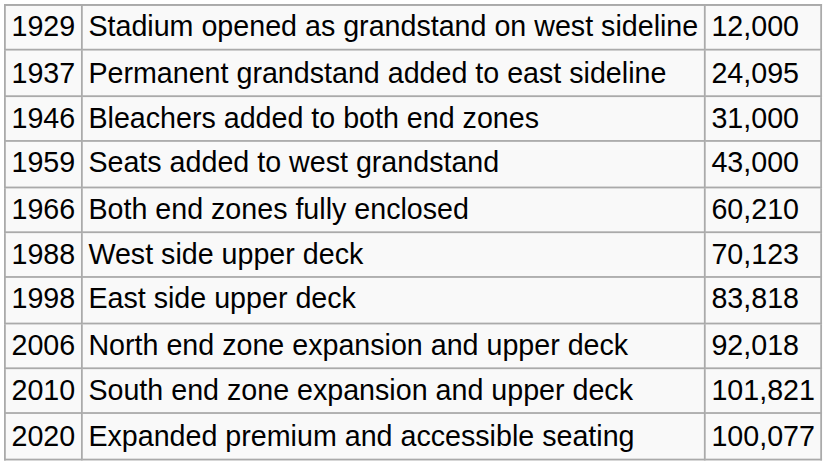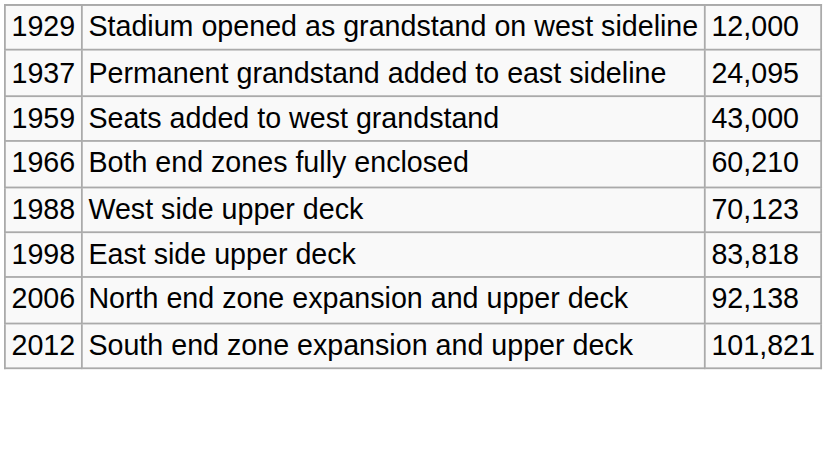- row: (314, 118)
(755, 345) 92,018 -> (755, 299) 92,138
(43, 390) 2010 -> (43, 345) 2012
- row: (361, 436)
